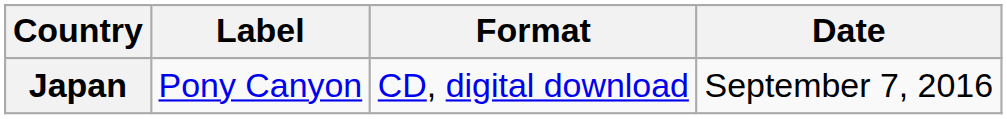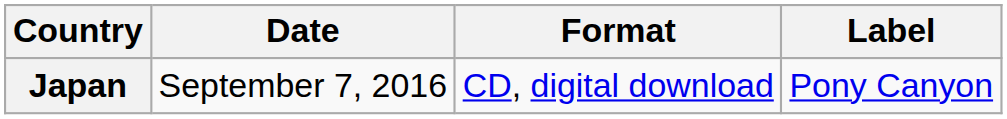columns swapped: (849, 31) <-> (260, 31)
